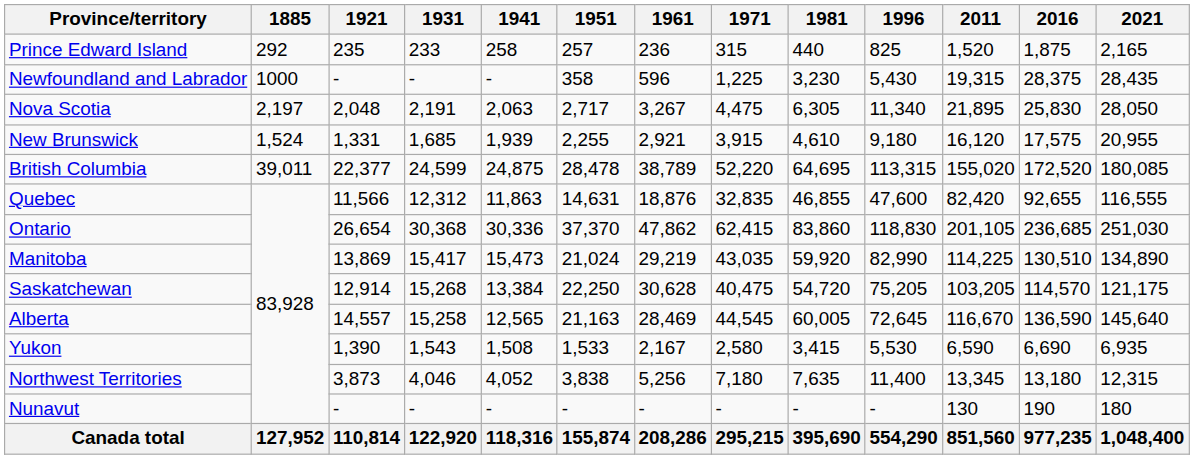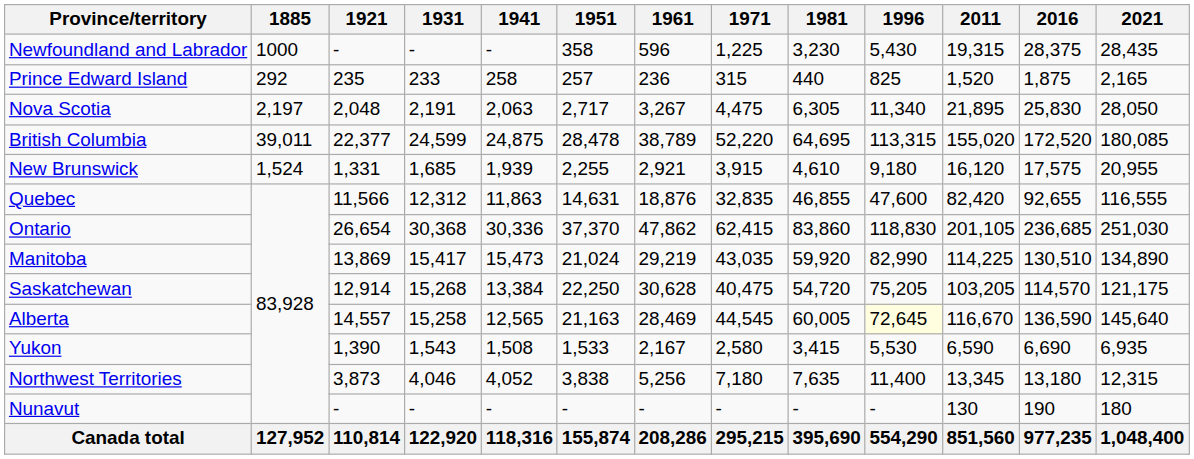rows swapped: (128, 79) <-> (98, 49)
rows swapped: (73, 139) <-> (78, 169)
(898, 318) no background -> (898, 318) lightyellow background
